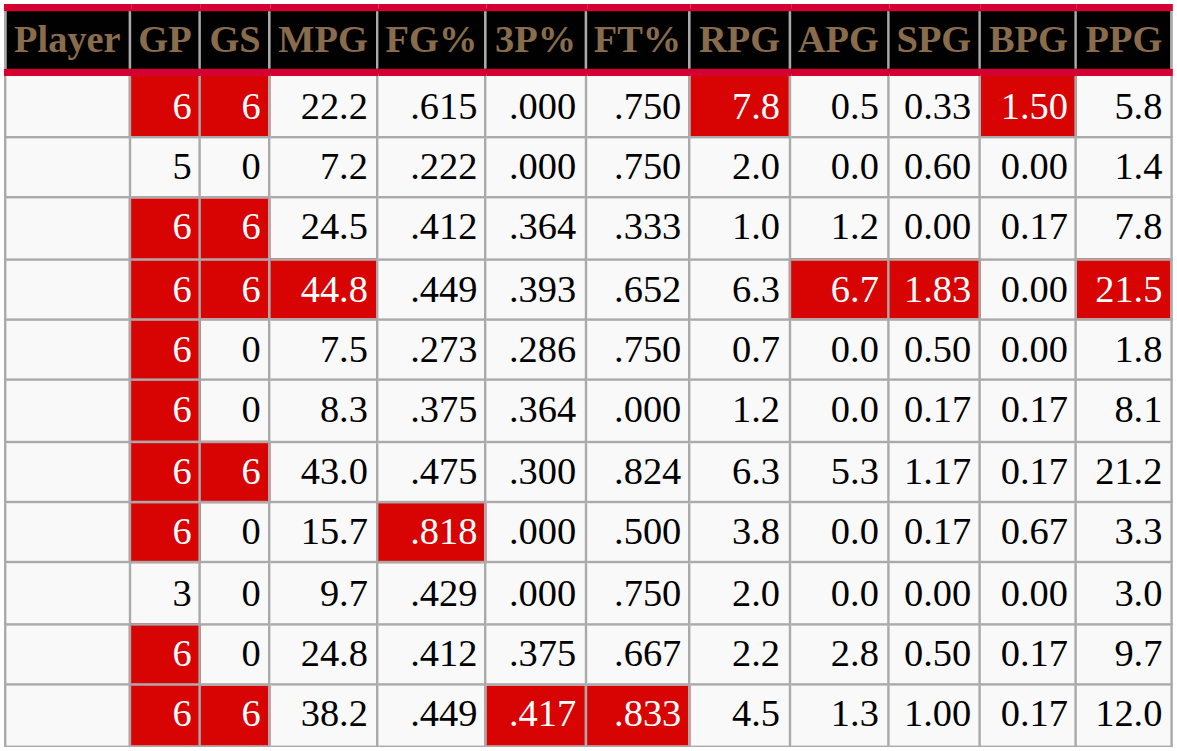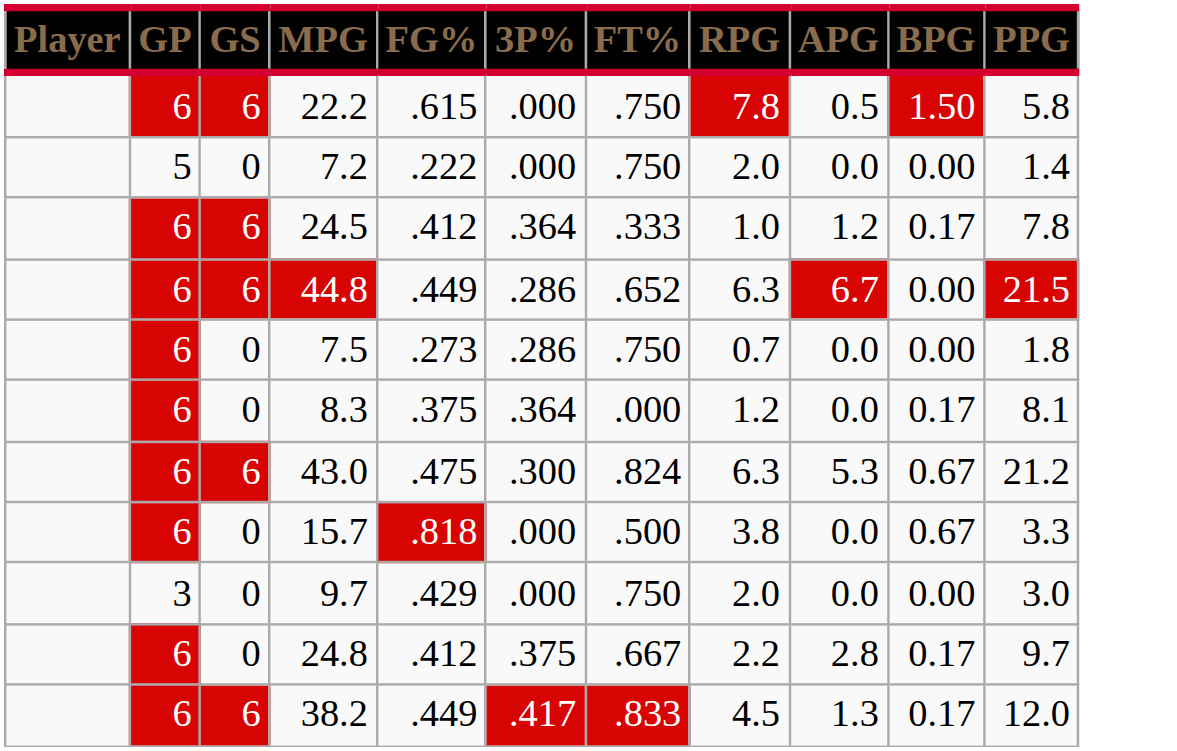- column: (934, 39)
(543, 288) .393 -> (543, 288) .286
(1034, 470) 0.17 -> (942, 470) 0.67
